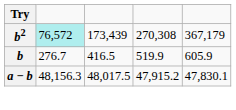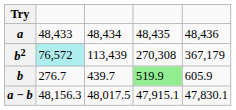+ row: (20, 33)
(107, 35) 173,439 -> (107, 55) 113,439
(101, 56) 416.5 -> (101, 76) 439.7
(150, 56) no background -> (150, 76) lightgreen background
(158, 76) 47,915.2 -> (158, 95) 47,915.1
